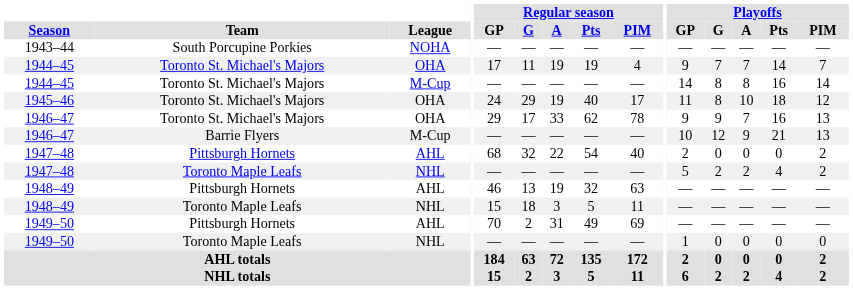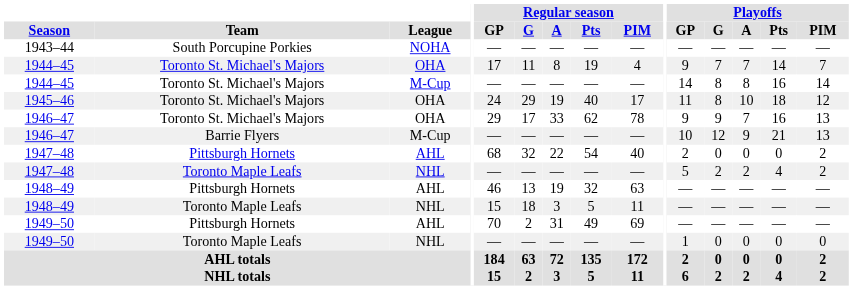(557, 65) 19 -> (557, 65) 8
